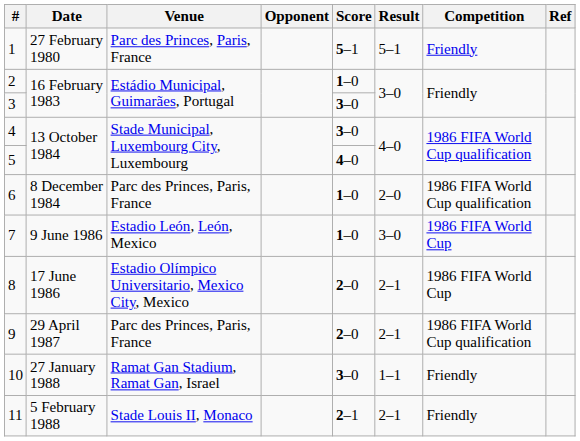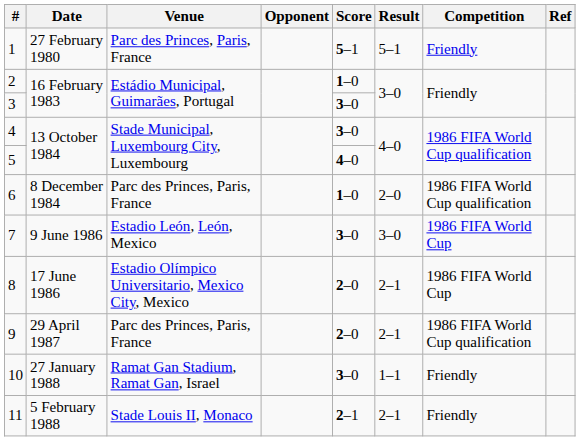(347, 235) 1–0 -> (347, 235) 3–0
